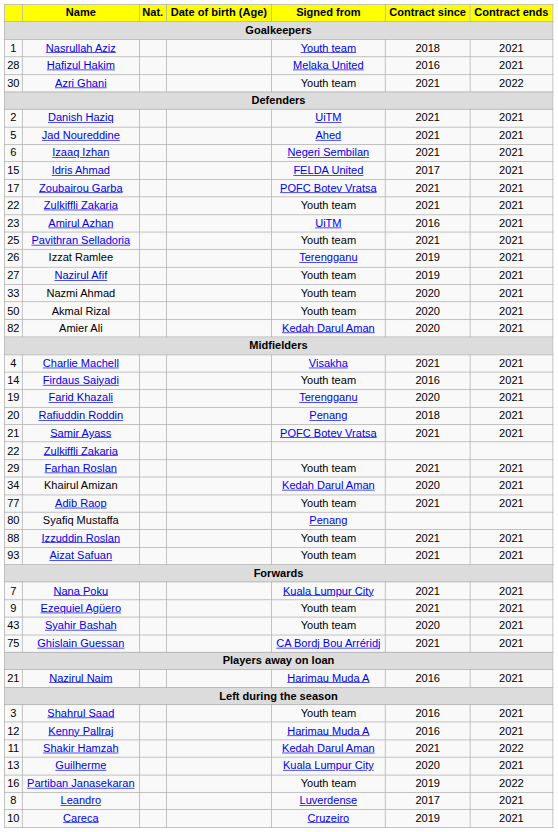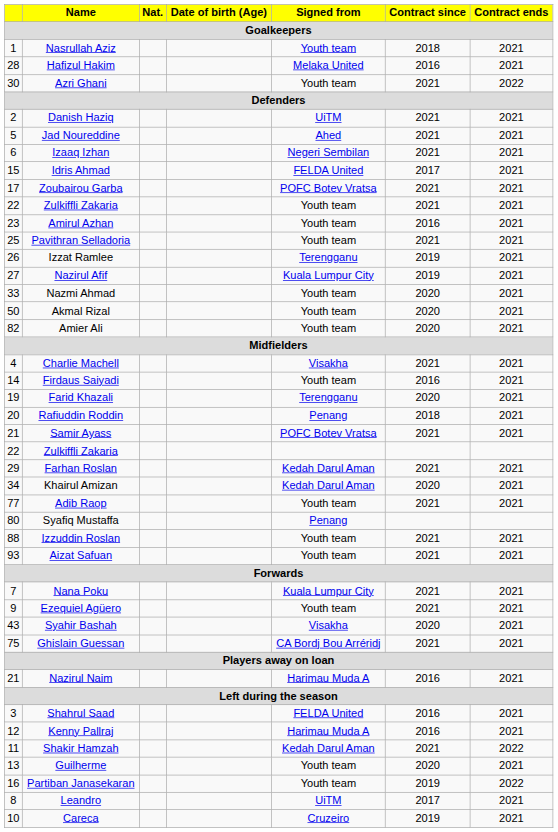(328, 223) UiTM -> (328, 223) Youth team
(328, 275) Youth team -> (328, 275) Kuala Lumpur City
(328, 328) Kedah Darul Aman -> (328, 328) Youth team
(328, 468) Youth team -> (328, 468) Kedah Darul Aman
(328, 626) Youth team -> (328, 626) Visakha
(328, 713) Youth team -> (328, 713) FELDA United
(328, 766) Kuala Lumpur City -> (328, 766) Youth team
(328, 801) Luverdense -> (328, 801) UiTM
